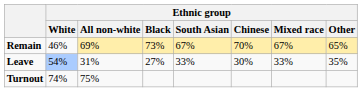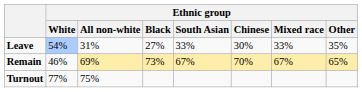rows swapped: (24, 45) <-> (20, 62)
(58, 78) 74% -> (58, 78) 77%
